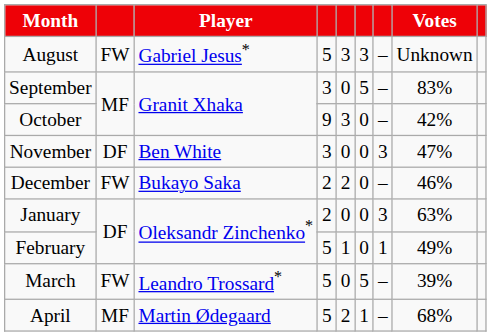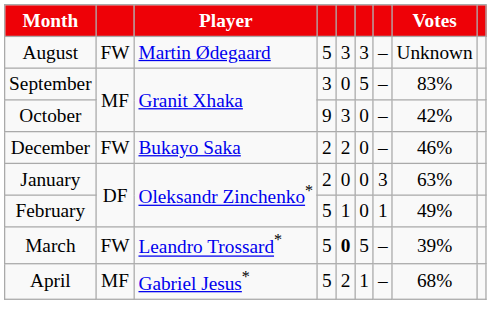(194, 54) Gabriel Jesus* -> (205, 52) Martin Ødegaard
- row: (50, 151)
(346, 281) normal -> (346, 245) bold
(205, 314) Martin Ødegaard -> (194, 281) Gabriel Jesus*
